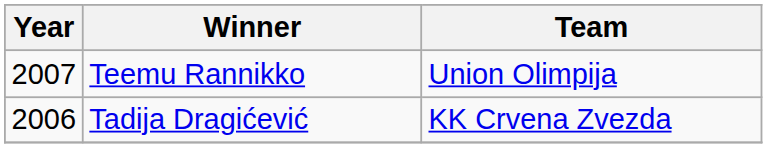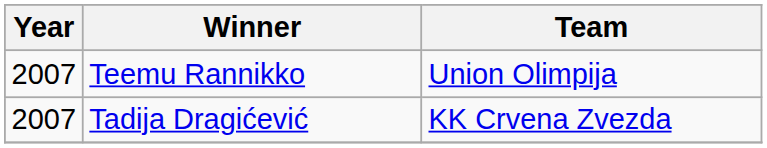(44, 119) 2006 -> (44, 119) 2007
